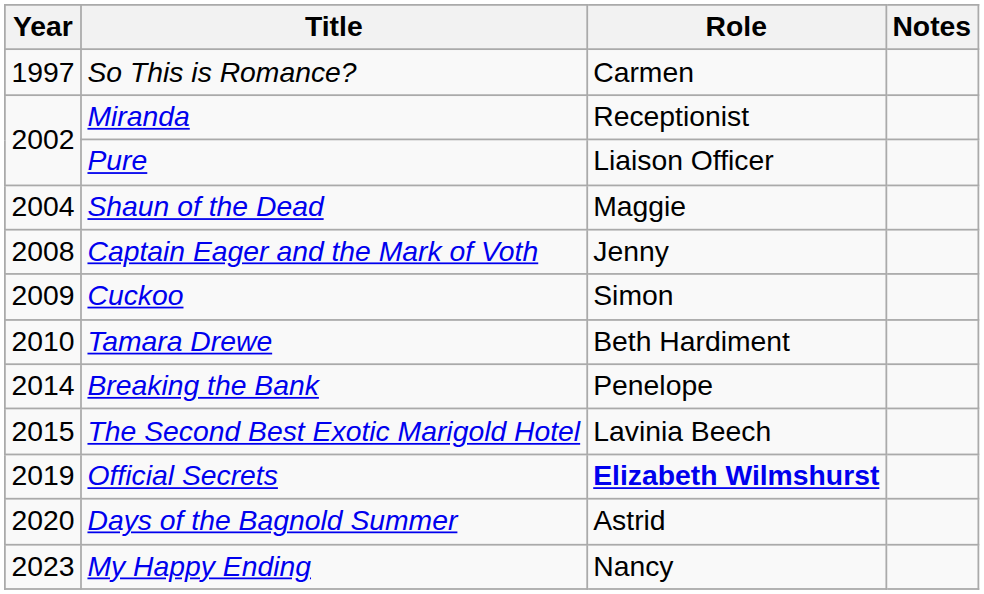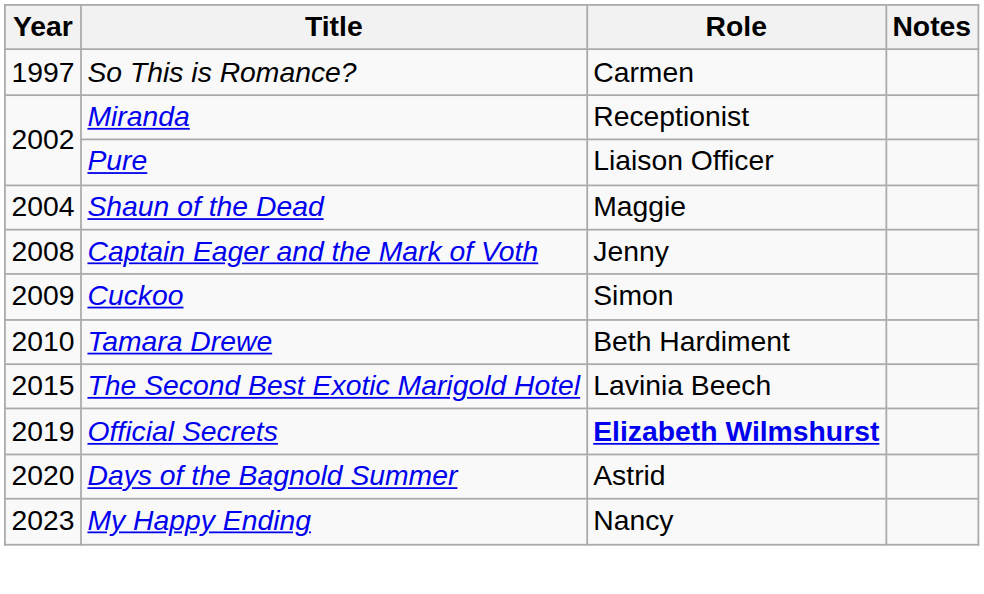- row: (203, 386)
